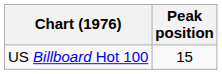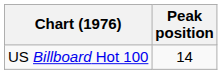(185, 57) 15 -> (185, 57) 14
